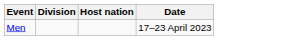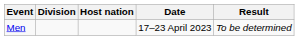+ column: (254, 12)
